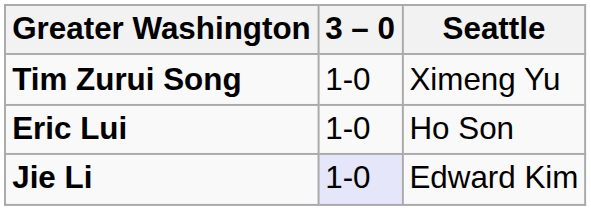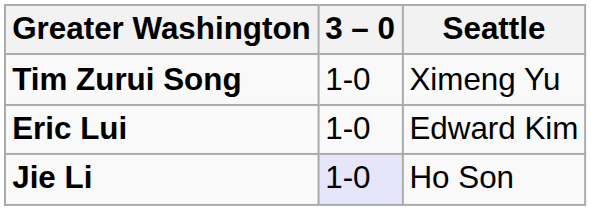(462, 128) Ho Son -> (494, 128) Edward Kim
(494, 178) Edward Kim -> (462, 178) Ho Son
